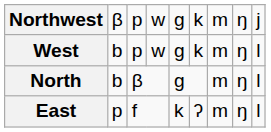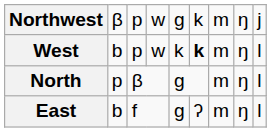(179, 50) g -> (179, 50) k
(198, 50) normal -> (199, 50) bold
(117, 80) b -> (117, 80) p
(117, 111) p -> (117, 111) b
(179, 111) k -> (179, 111) g
